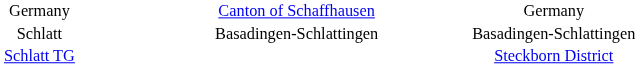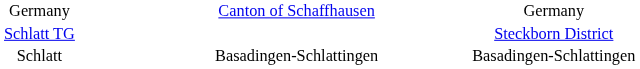rows swapped: (39, 56) <-> (39, 33)
